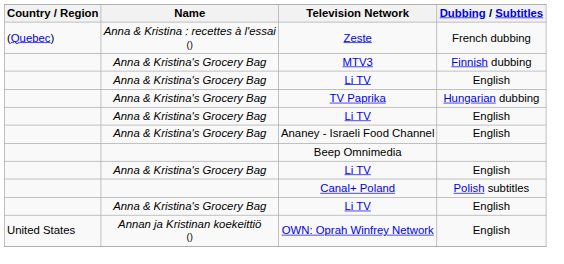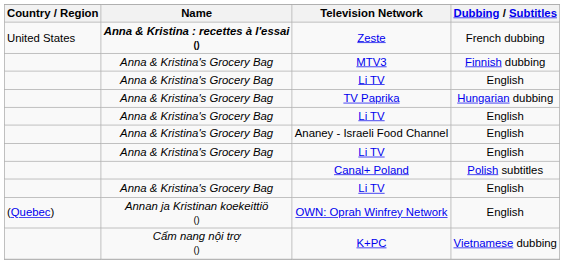(31, 37) (Quebec) -> (41, 37) United States
(190, 37) normal -> (197, 37) bold
- row: (358, 152)
(41, 230) United States -> (31, 212) (Quebec)
+ row: (371, 243)
